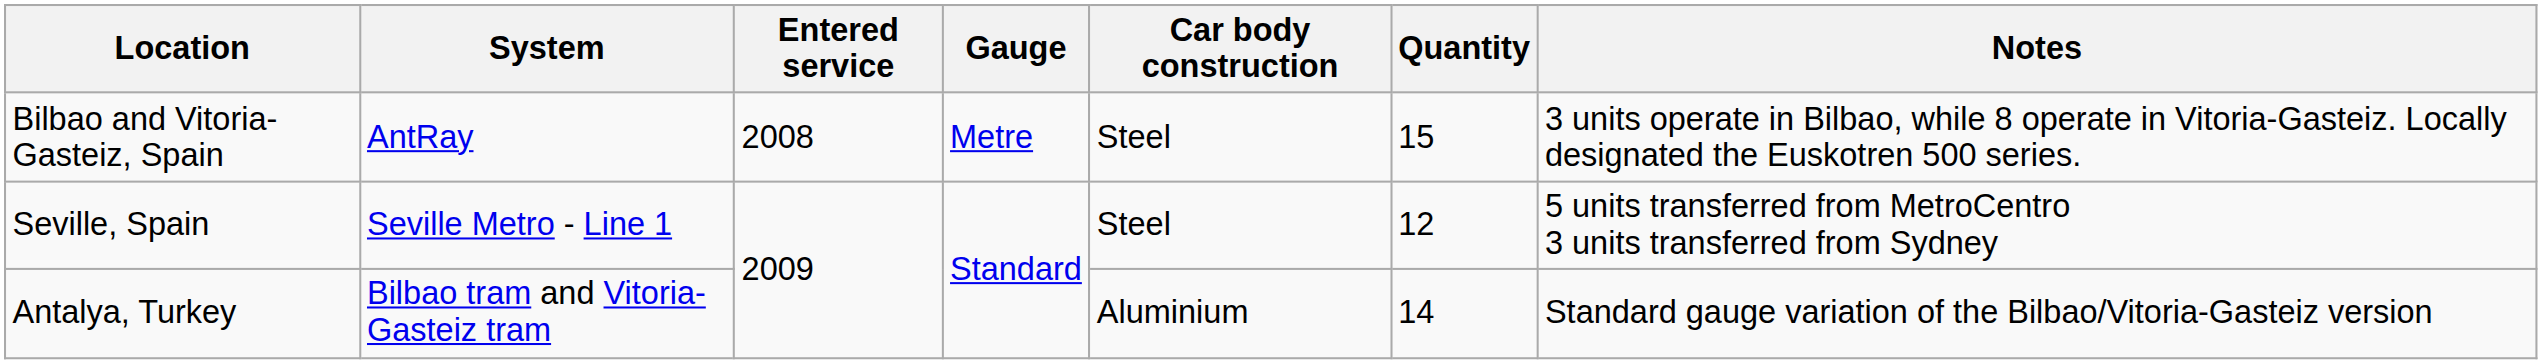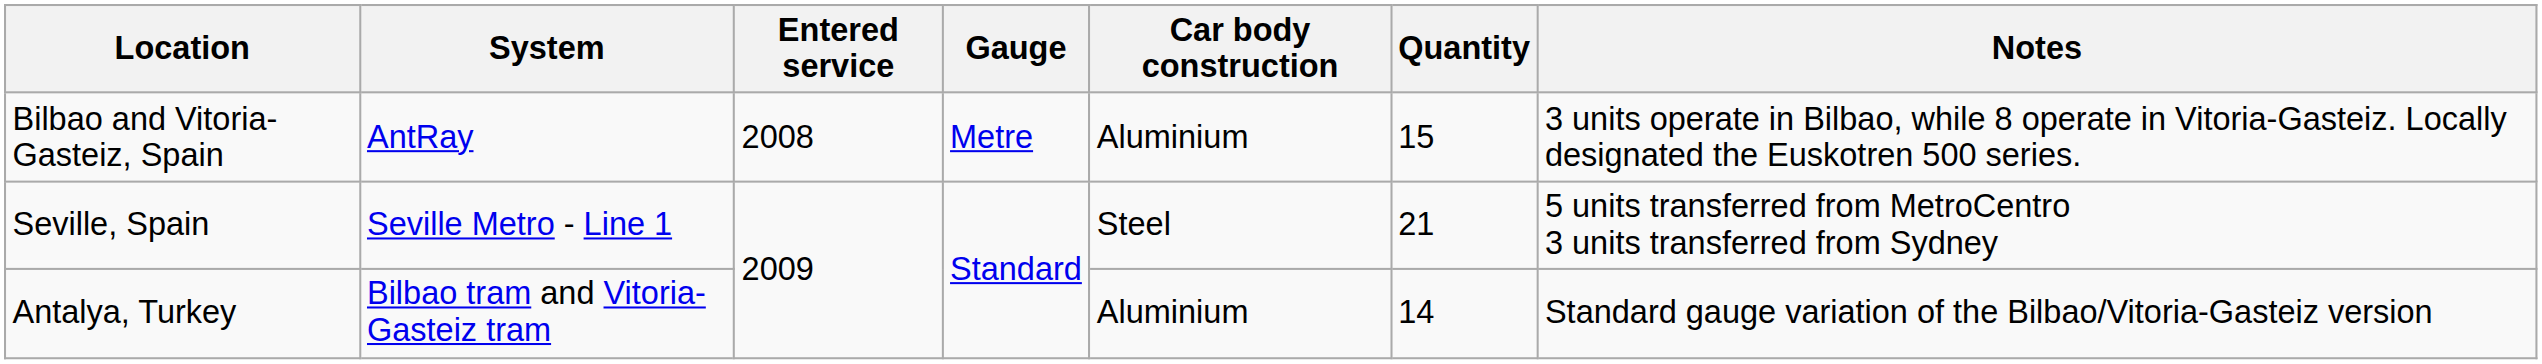(1134, 136) Steel -> (1173, 136) Aluminium
(1416, 224) 12 -> (1416, 224) 21
